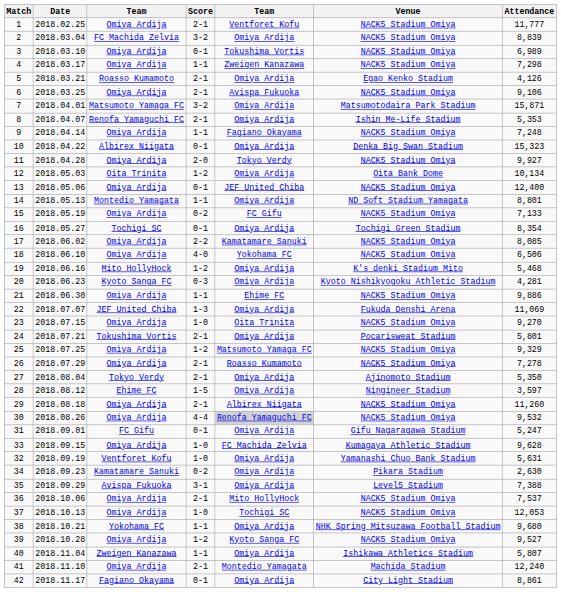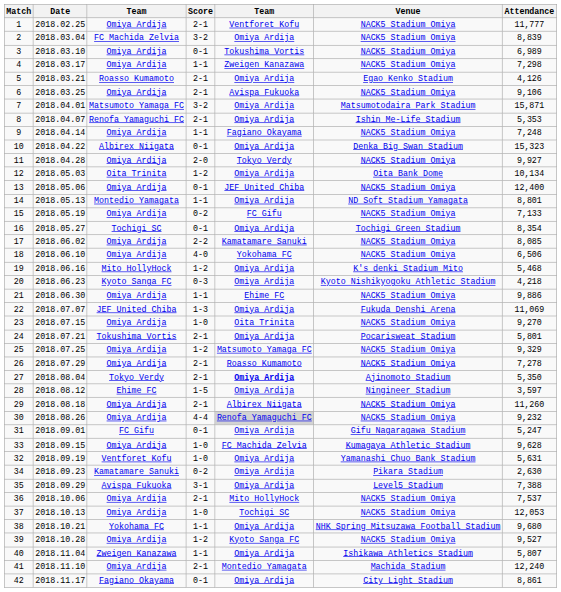(529, 282) 4,281 -> (529, 282) 4,218
(264, 377) normal -> (264, 377) bold
(529, 418) 9,532 -> (529, 418) 9,232
